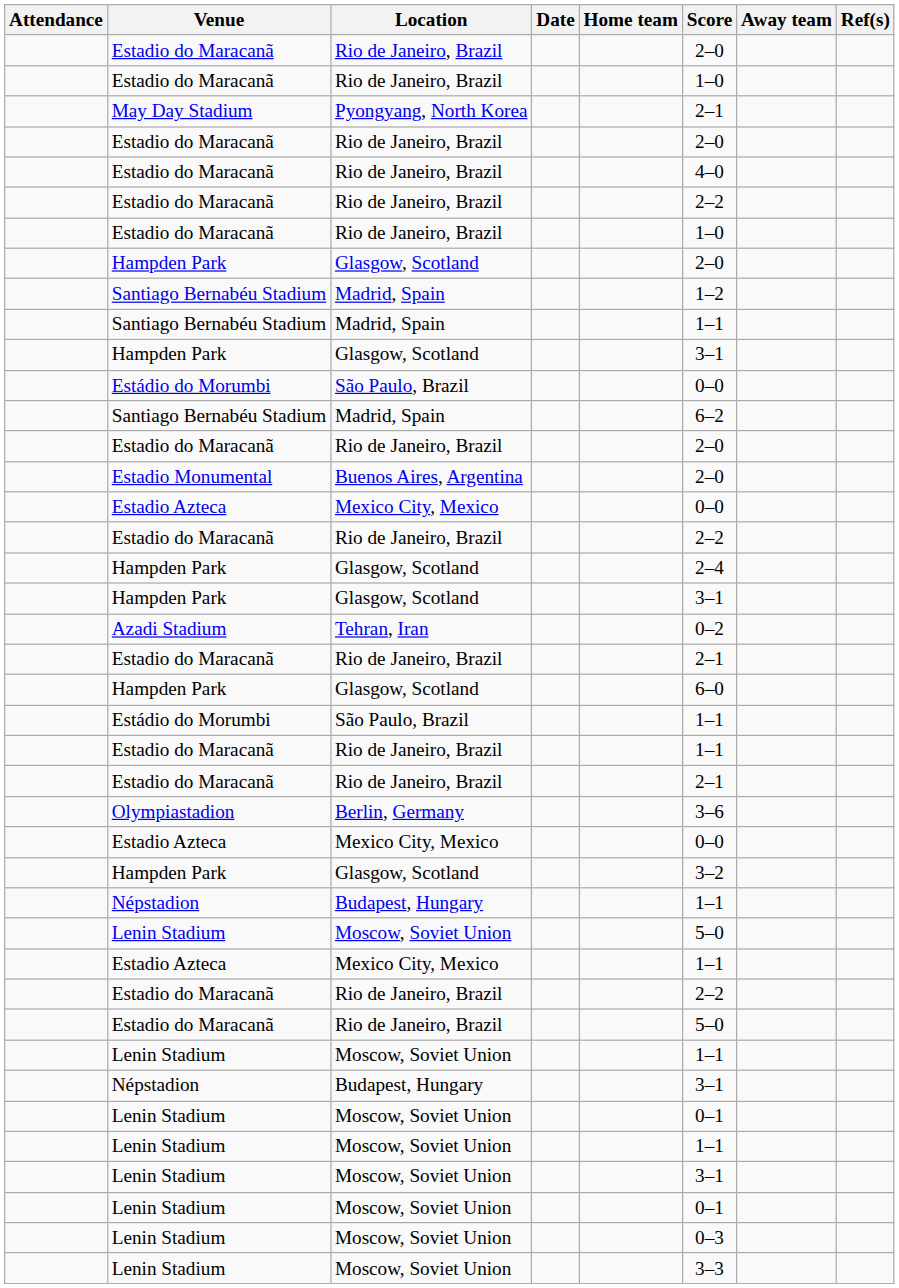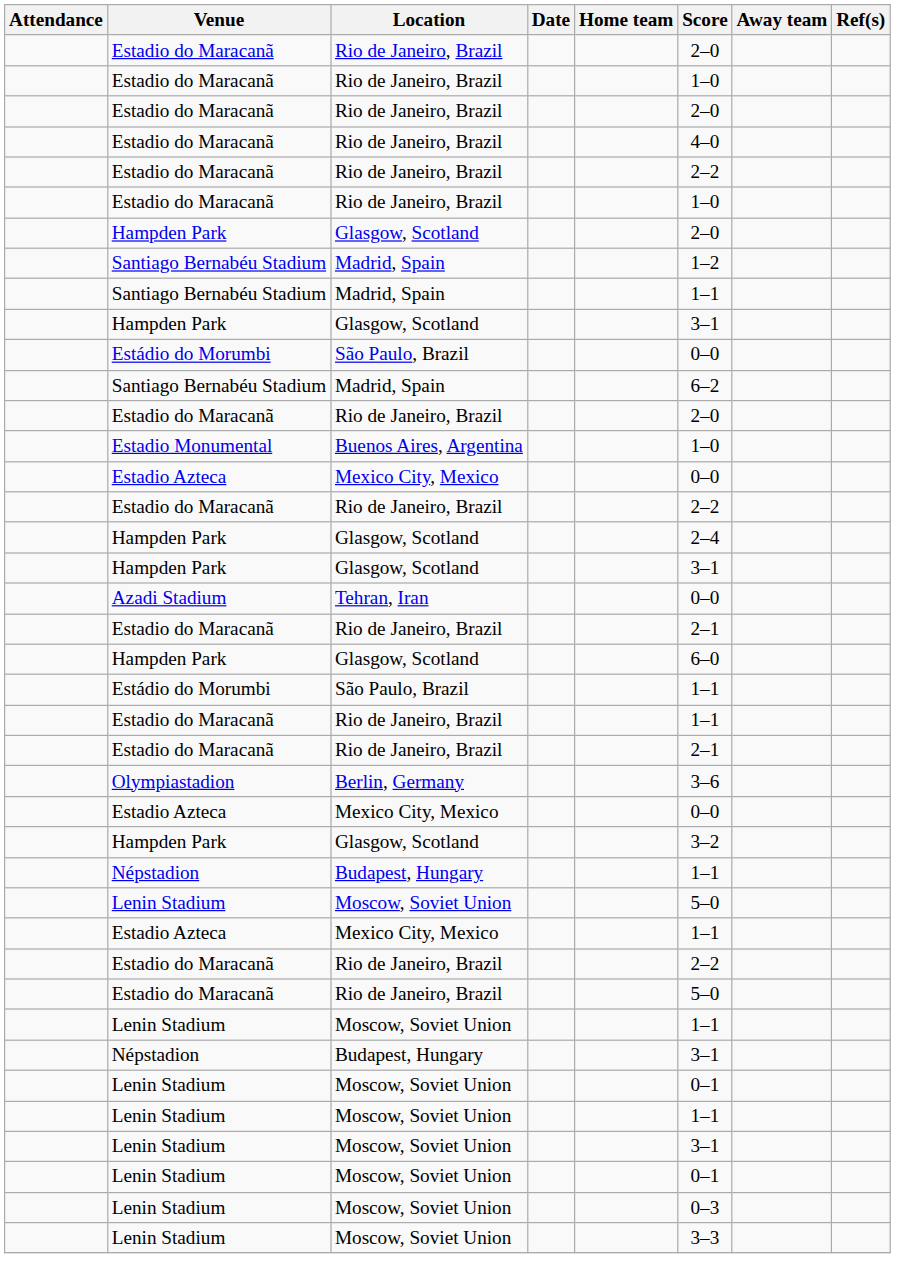- row: (182, 111)
(710, 476) 2–0 -> (705, 446) 1–0
(710, 628) 0–2 -> (705, 598) 0–0
